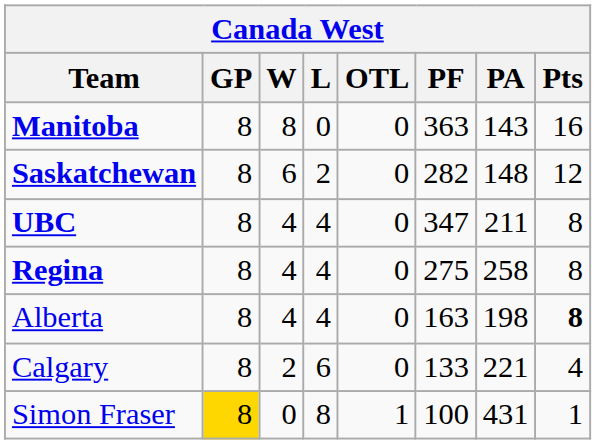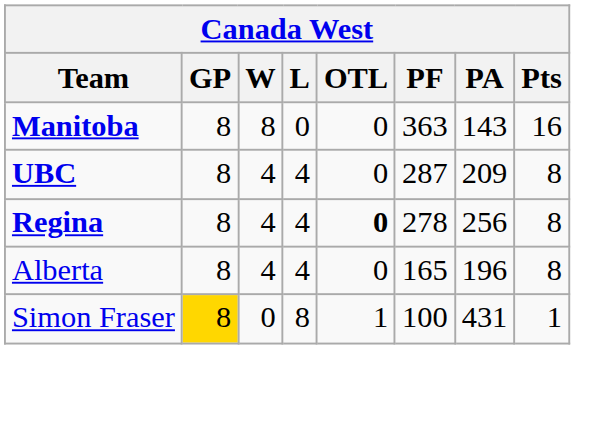- row: (104, 173)
(446, 221) 347 -> (425, 173) 287
(506, 221) 211 -> (485, 173) 209
(402, 270) normal -> (380, 221) bold
(446, 270) 275 -> (425, 221) 278
(506, 270) 258 -> (485, 221) 256
(446, 318) 163 -> (425, 270) 165
(506, 318) 198 -> (485, 270) 196
(575, 318) bold -> (554, 270) normal
- row: (60, 366)
